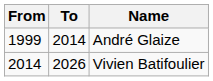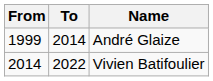(69, 64) 2026 -> (69, 64) 2022
